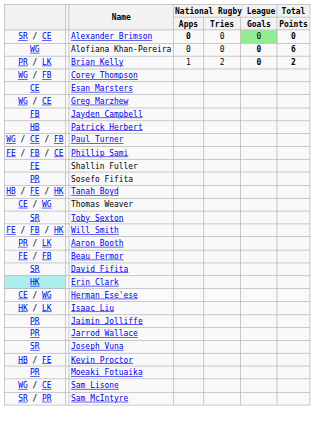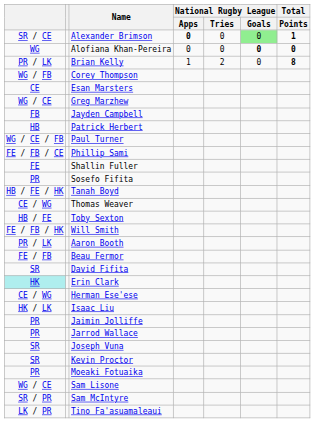(293, 37) 0 -> (293, 37) 1
(293, 50) 6 -> (293, 50) 0
(259, 62) bold -> (259, 62) normal
(293, 62) 2 -> (293, 62) 8
(35, 218) SR -> (35, 218) HB / FE
(35, 360) HB / FE -> (35, 360) SR
+ row: (116, 411)
